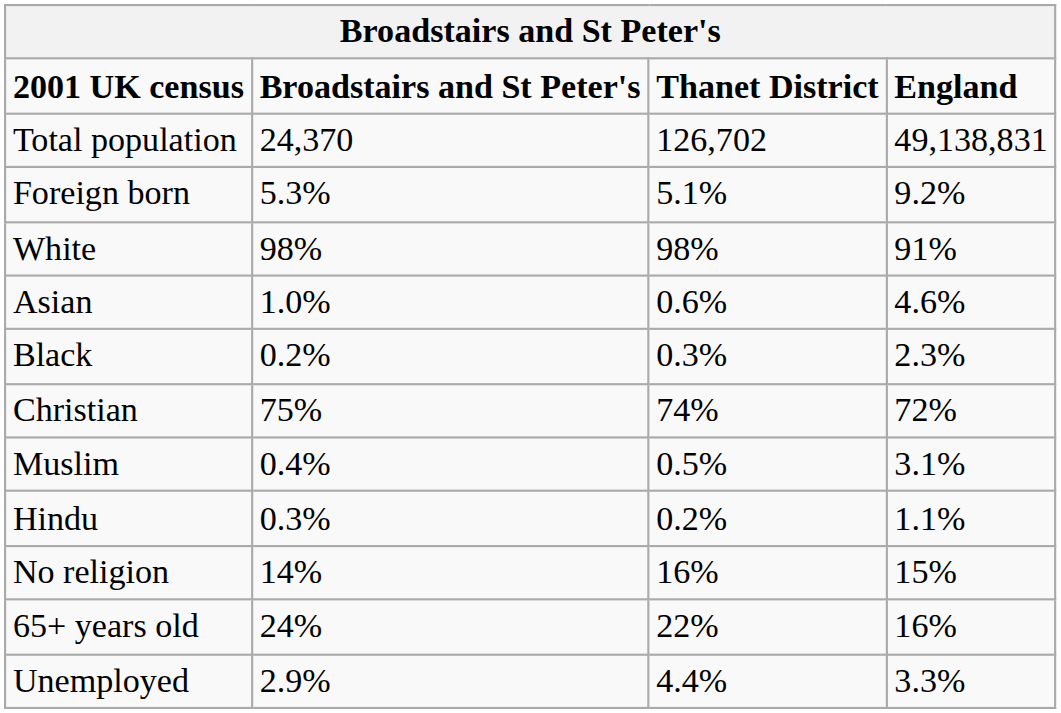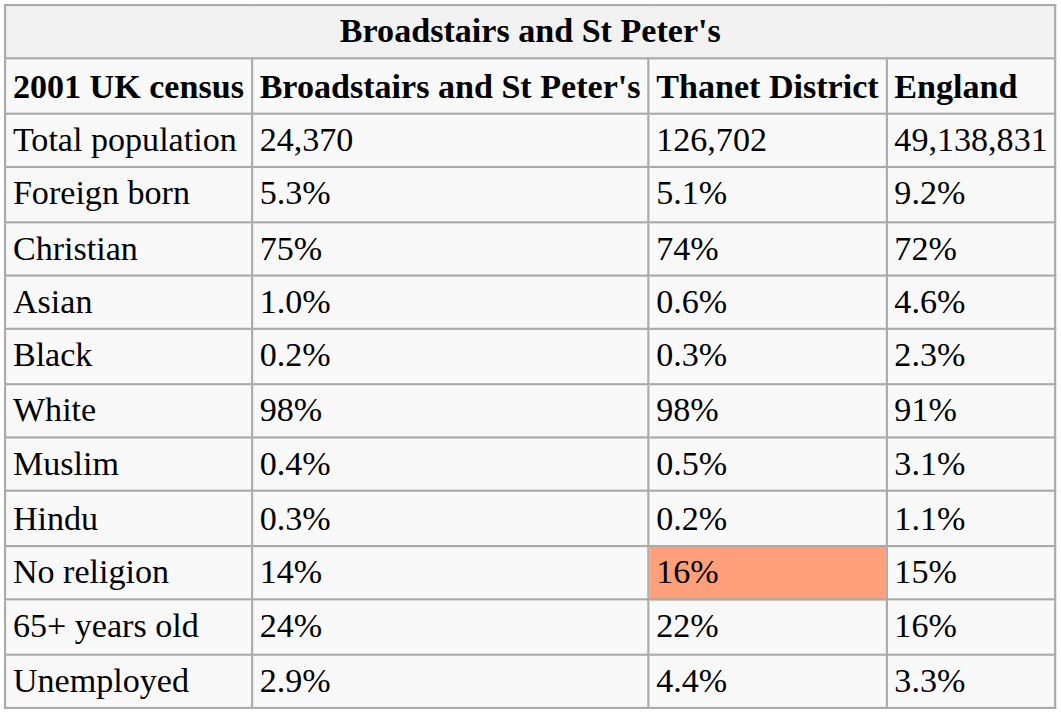rows swapped: (55, 247) <-> (75, 409)
(687, 572) no background -> (687, 572) lightsalmon background
